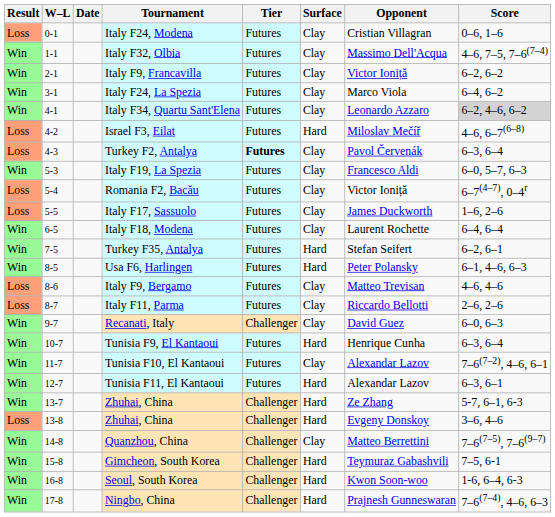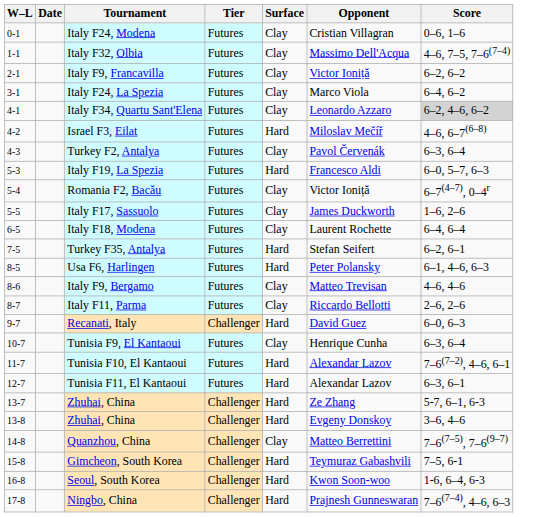- column: (23, 13)
(265, 151) bold -> (226, 151) normal
(314, 170) Clay -> (277, 170) Hard
(314, 323) Clay -> (277, 323) Hard
(315, 342) Hard -> (276, 342) Clay
(314, 363) Clay -> (277, 363) Hard
